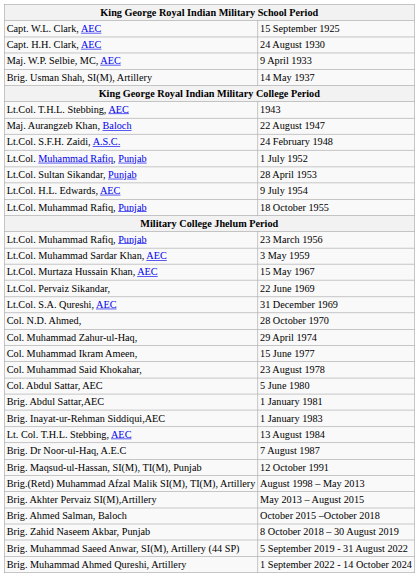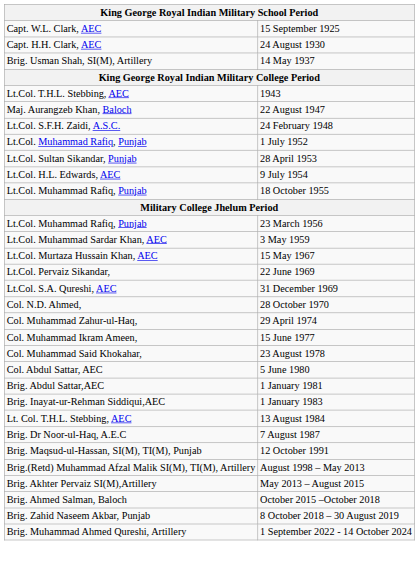- row: (286, 61)
- row: (334, 548)
